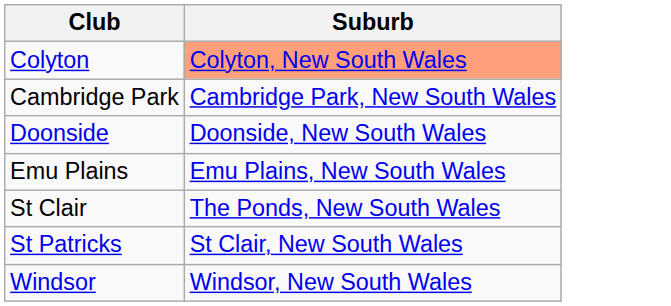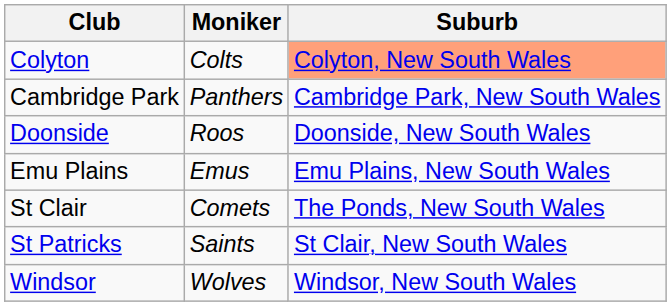+ column: (236, 23)
